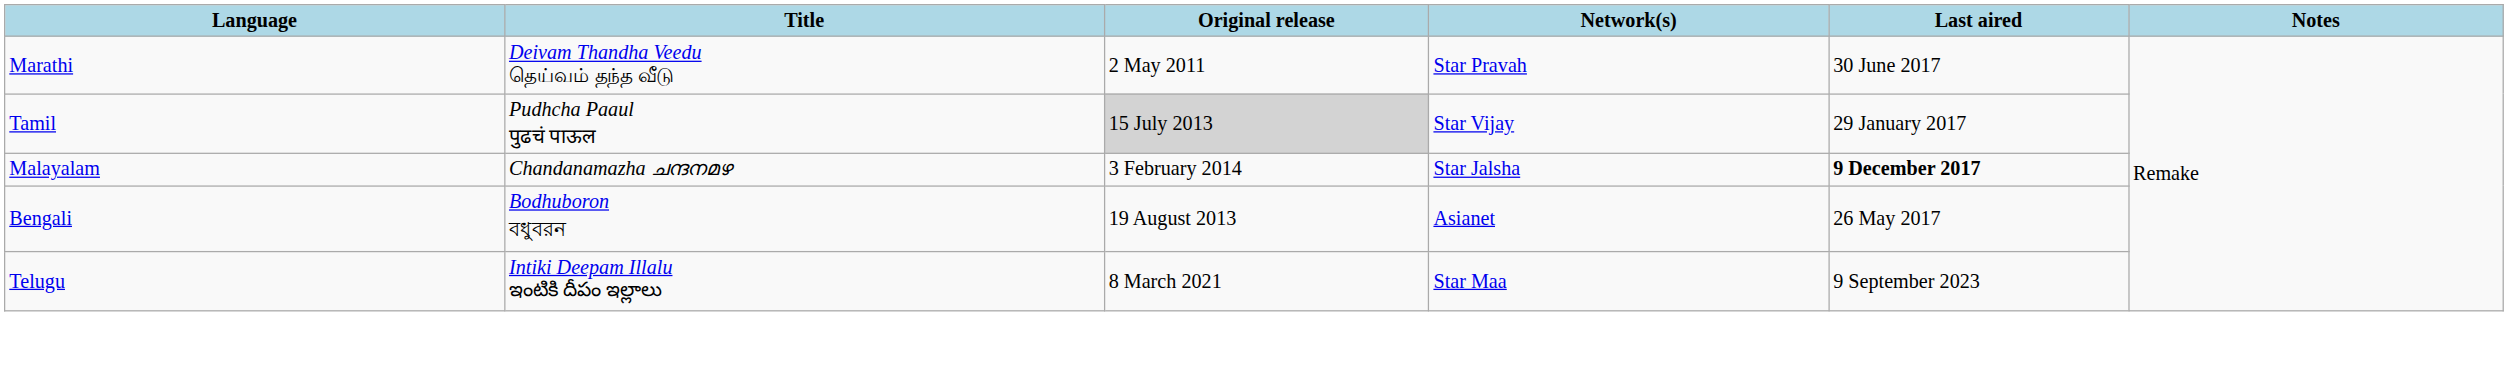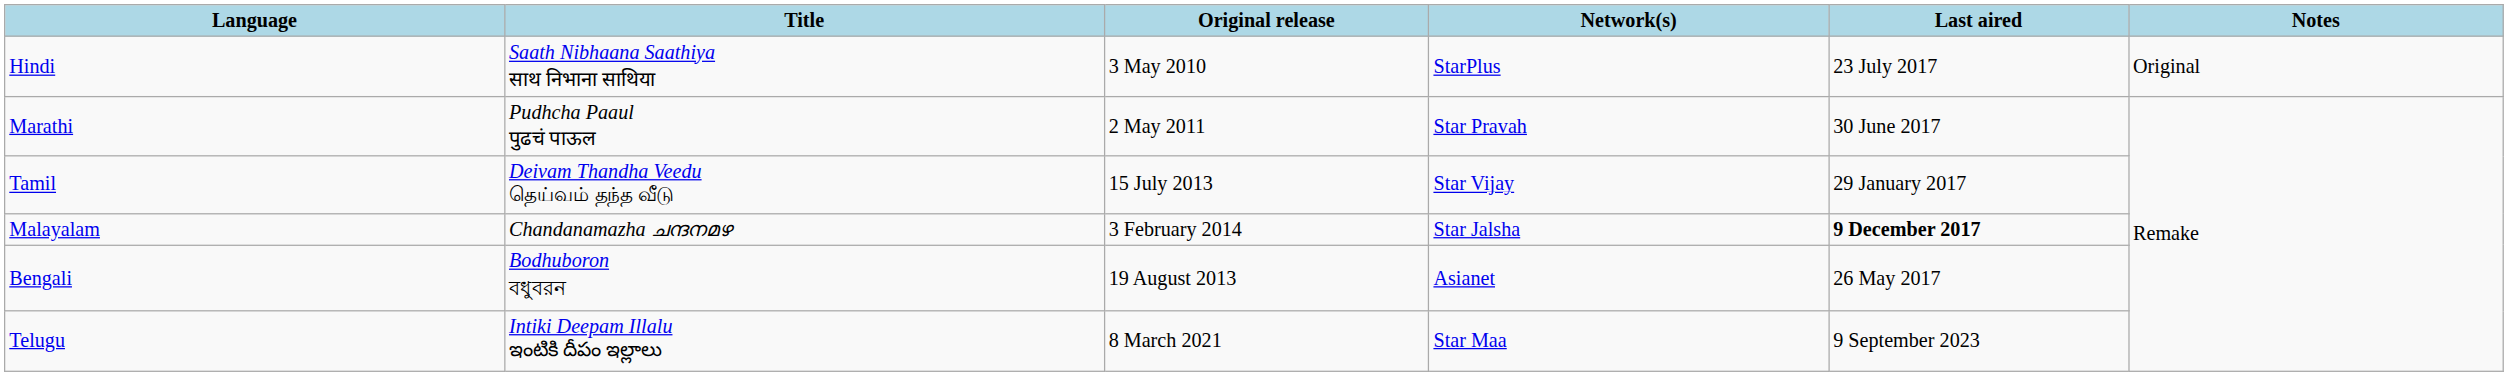+ row: (32, 66)
(605, 63) Deivam Thandha Veedu தெய்வம் தந்த வீடு -> (571, 125) Pudhcha Paaul पुढचं पाऊल
(571, 122) Pudhcha Paaul पुढचं पाऊल -> (605, 183) Deivam Thandha Veedu தெய்வம் தந்த வீடு
(1161, 123) lightgrey background -> (1161, 184) no background
